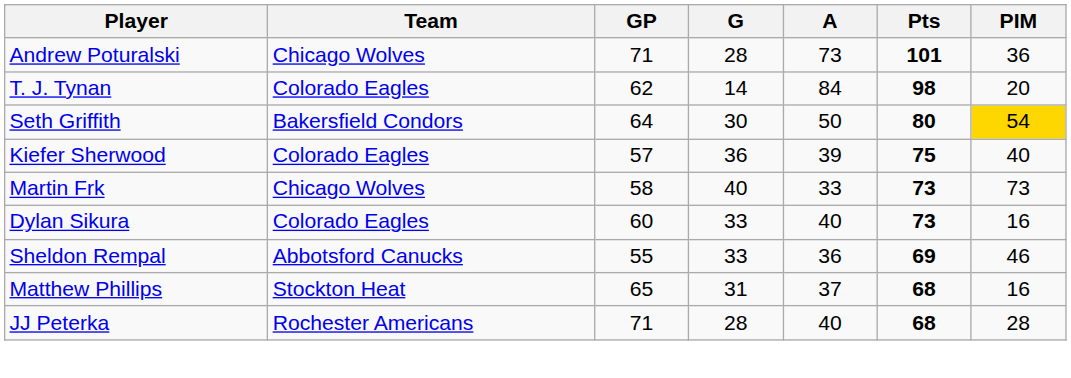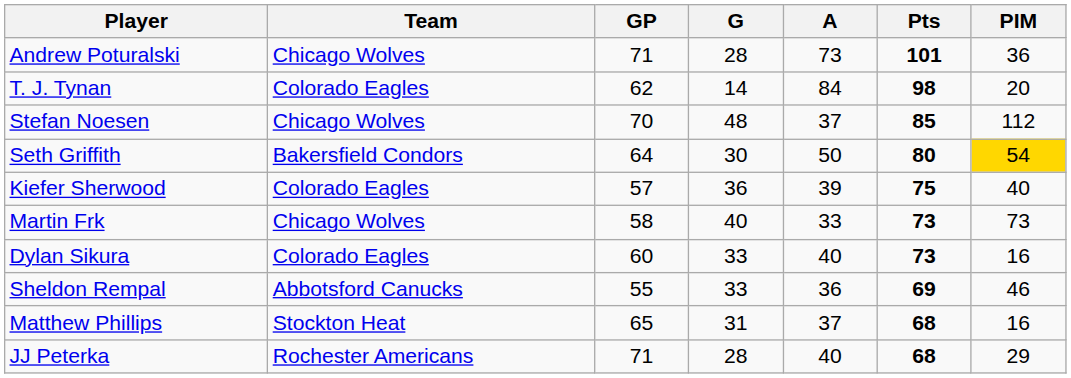+ row: (79, 121)
(1018, 322) 28 -> (1018, 356) 29
